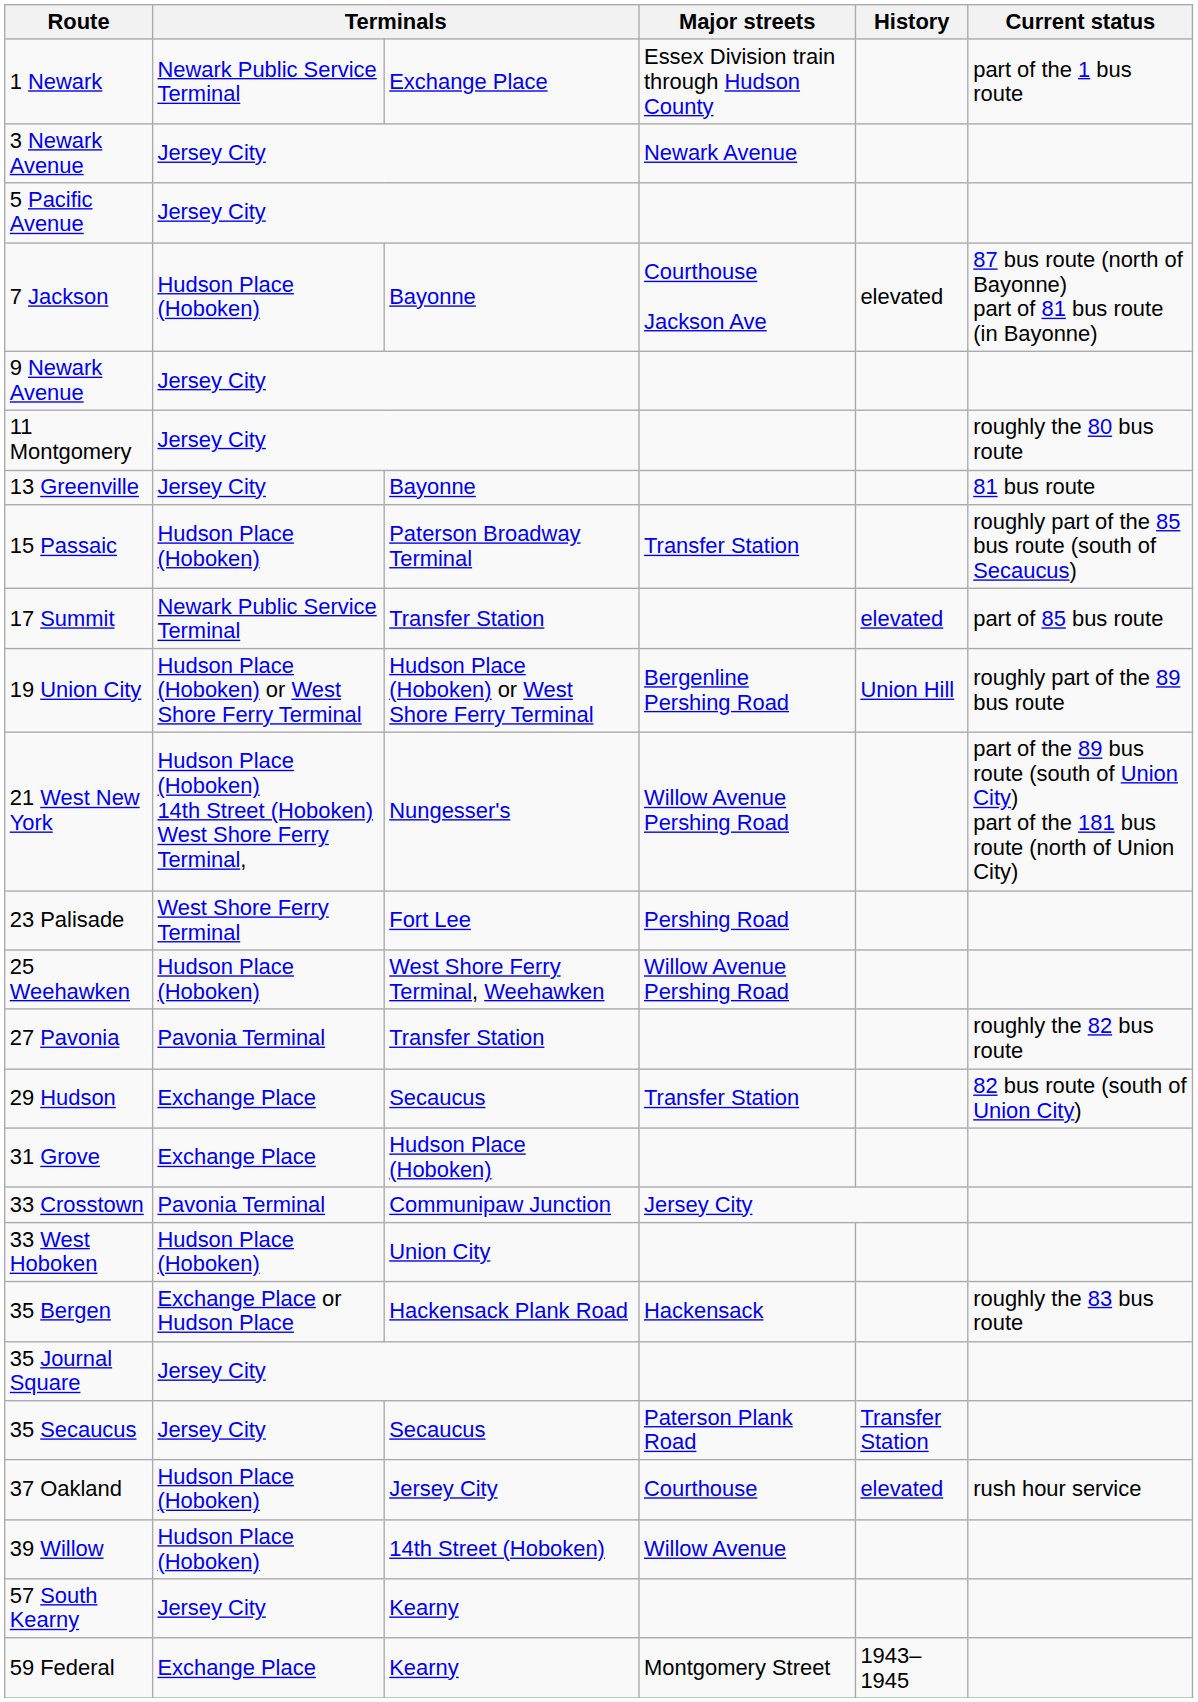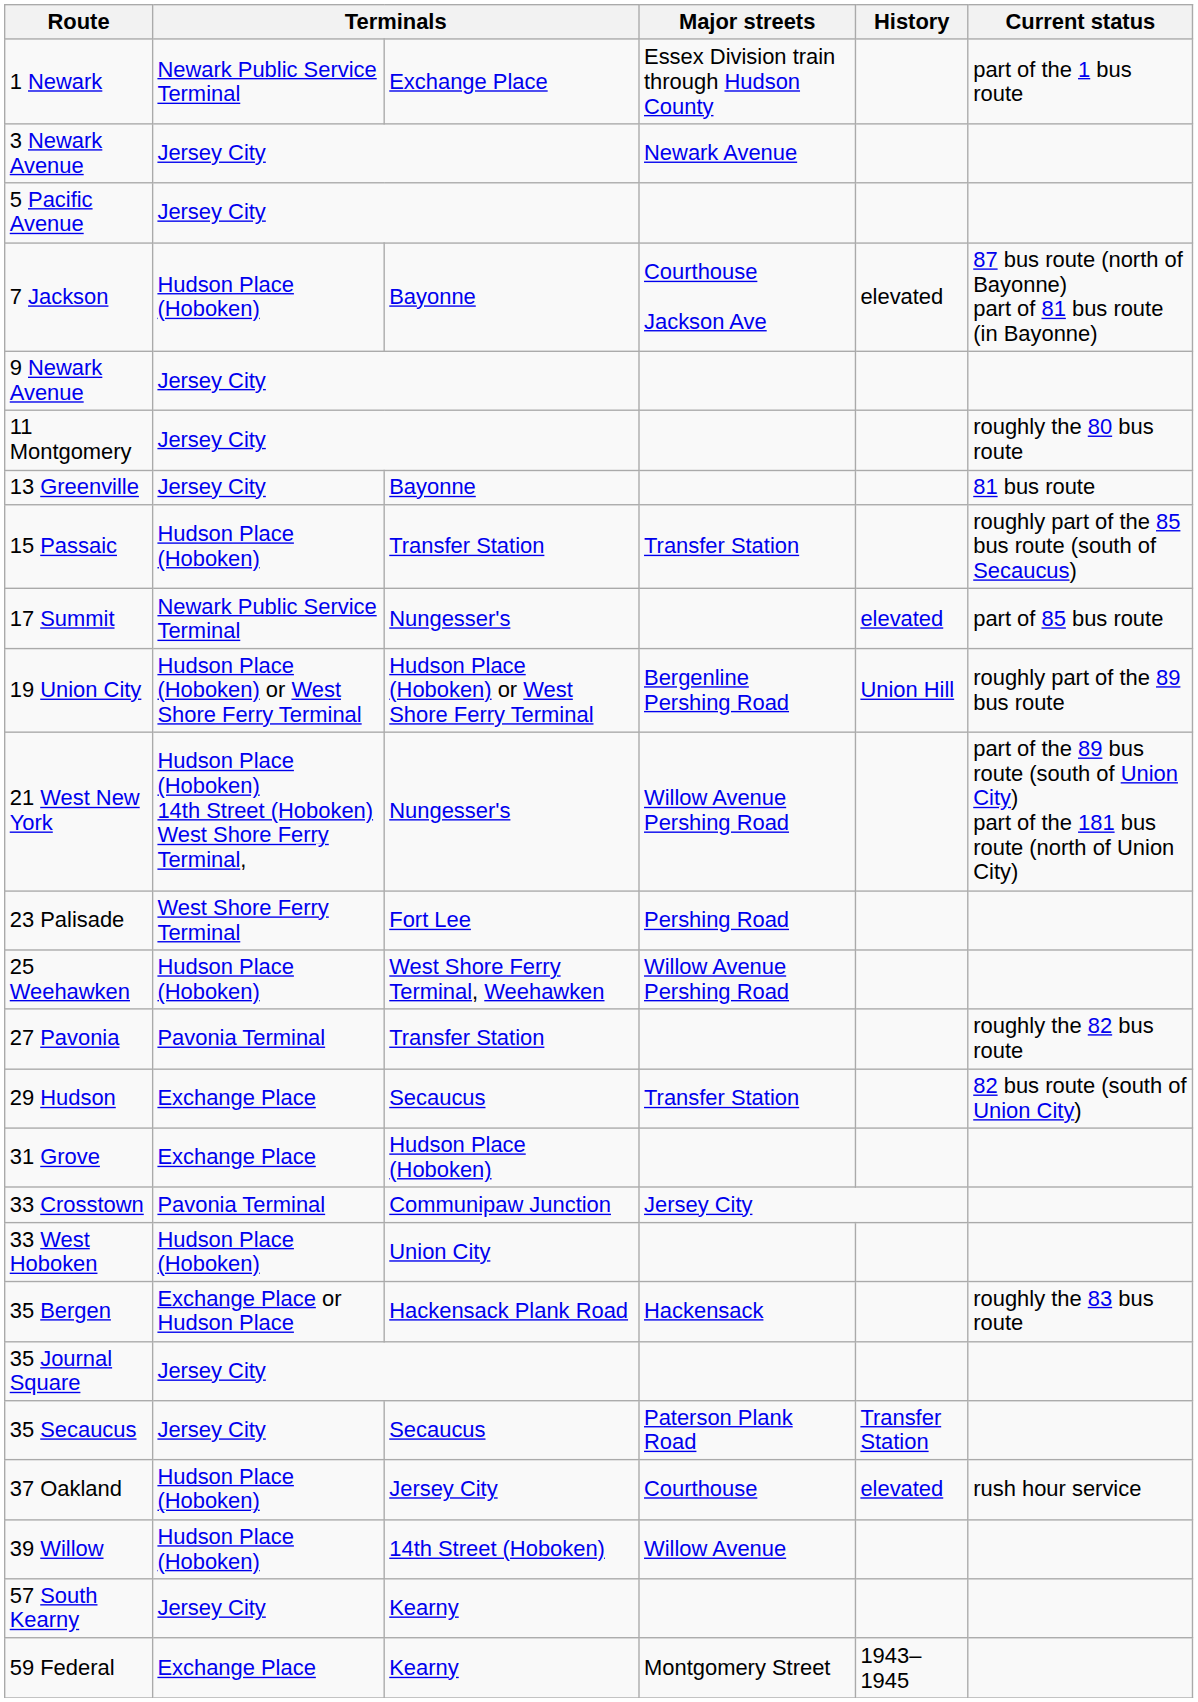(485, 546) Paterson Broadway Terminal -> (467, 546) Transfer Station
(467, 618) Transfer Station -> (450, 618) Nungesser's
